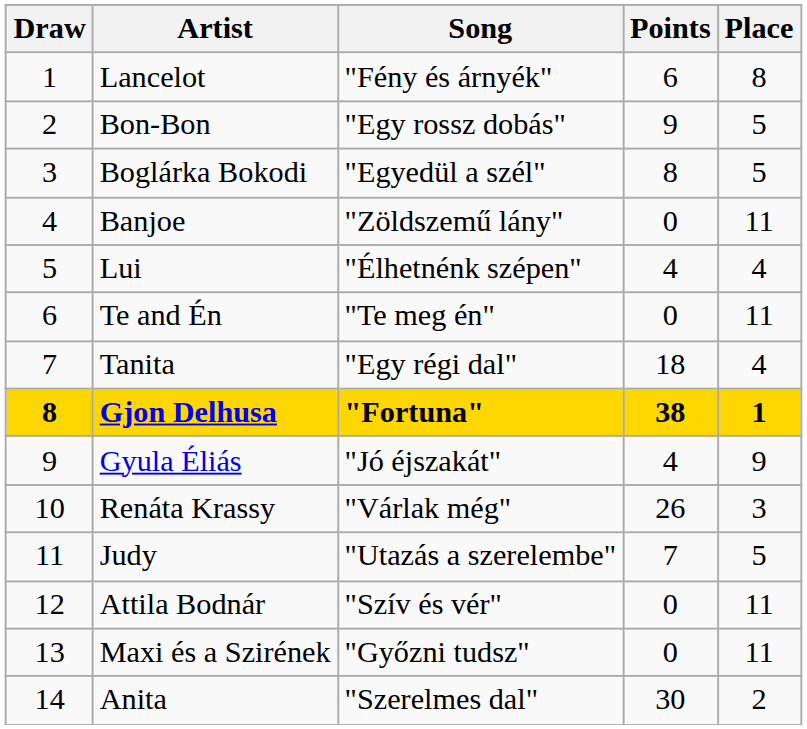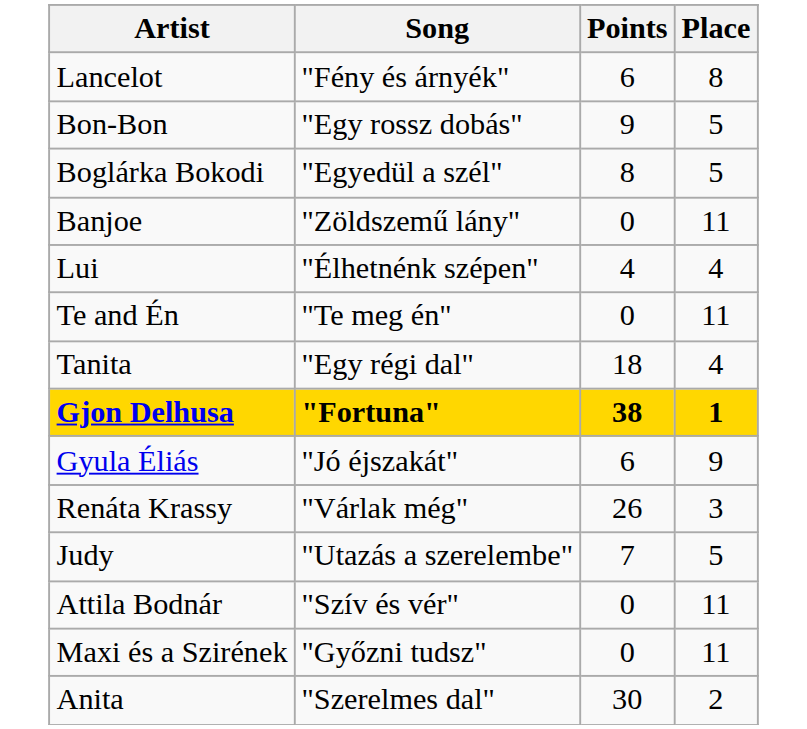- column: (50, 28)
(670, 460) 4 -> (627, 460) 6
